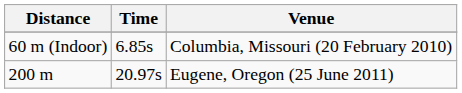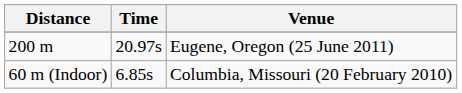rows swapped: (31, 74) <-> (58, 46)
